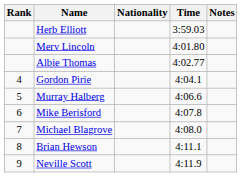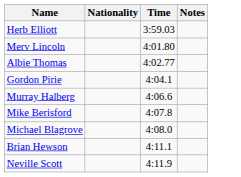- column: (19, 12)
